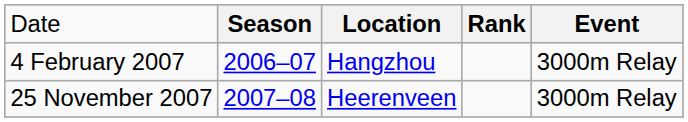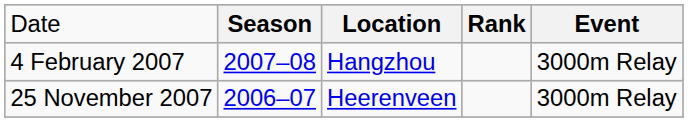(270, 62) 2006–07 -> (270, 62) 2007–08
(270, 99) 2007–08 -> (270, 99) 2006–07
